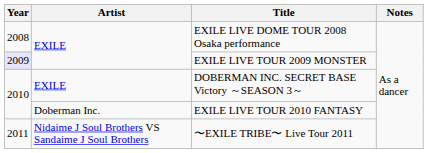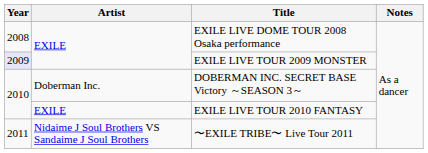(50, 85) EXILE -> (67, 85) Doberman Inc.
(67, 110) Doberman Inc. -> (50, 110) EXILE
